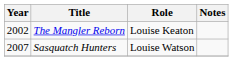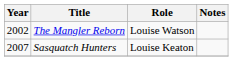(162, 30) Louise Keaton -> (162, 30) Louise Watson
(162, 47) Louise Watson -> (162, 47) Louise Keaton
